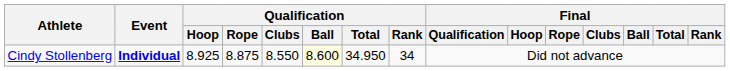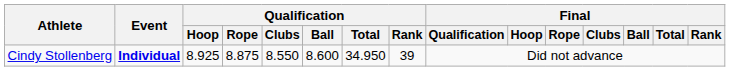(322, 56) lightyellow background -> (322, 56) no background
(407, 56) 34 -> (407, 56) 39
